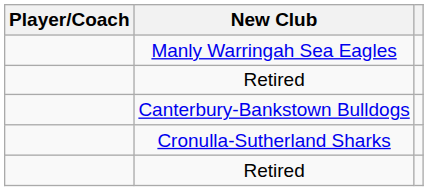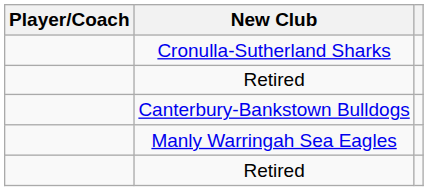rows swapped: (69, 140) <-> (69, 50)
